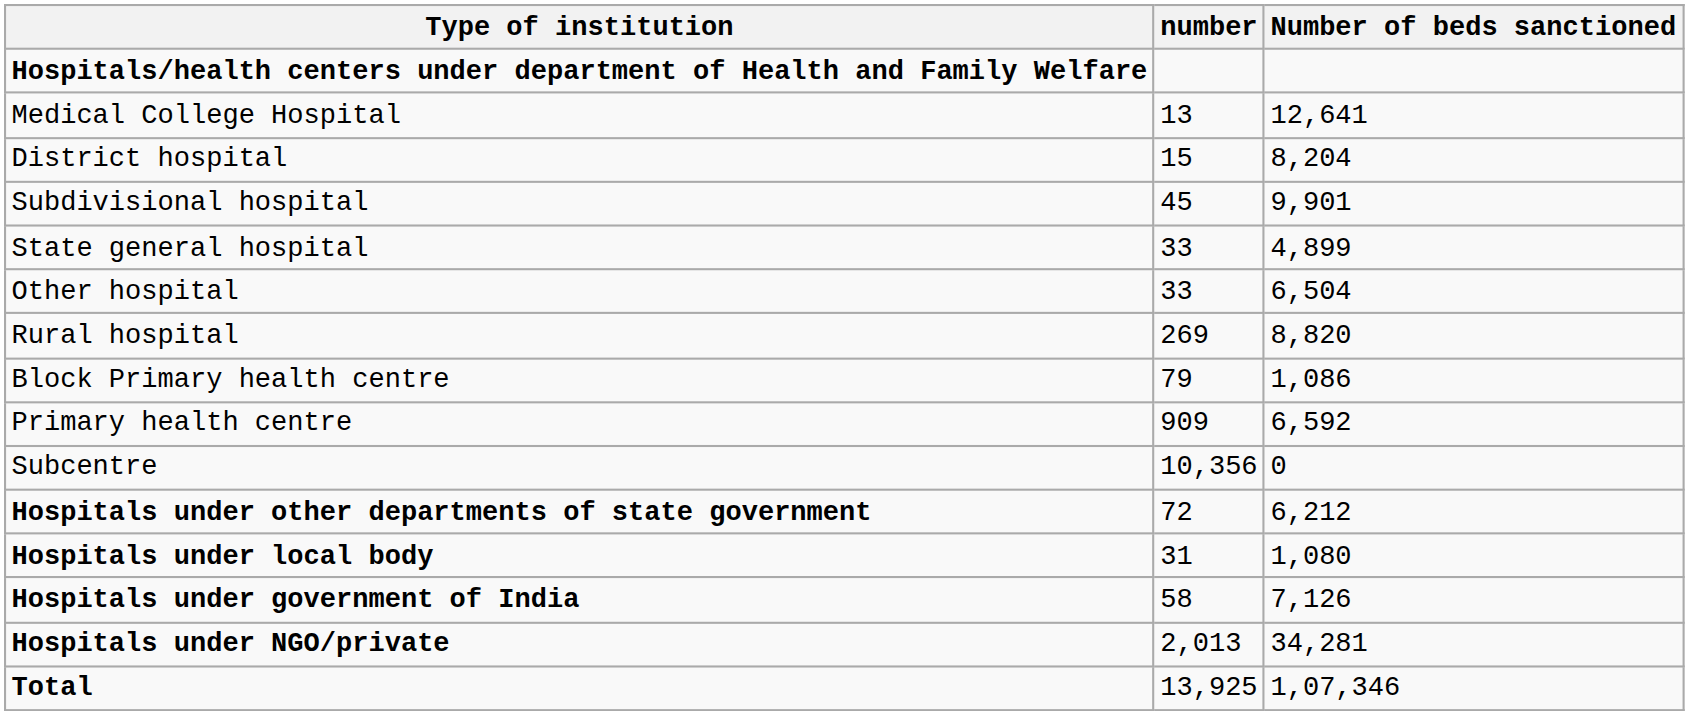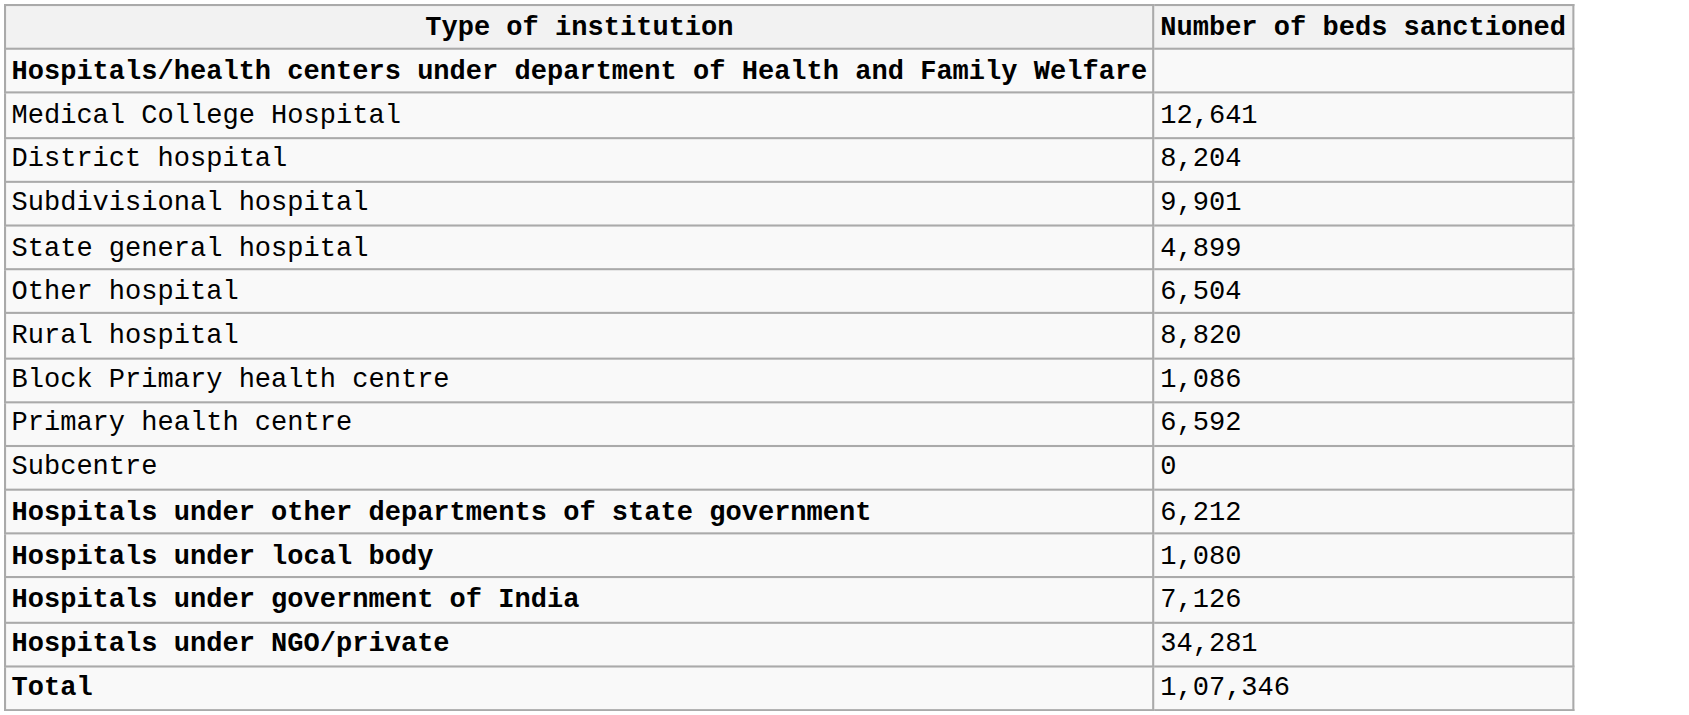- column: (1209, 27)
